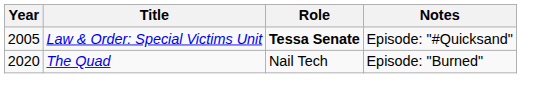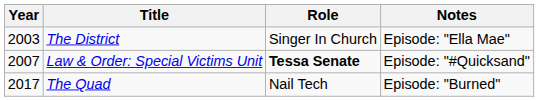+ row: (83, 38)
(24, 38) 2005 -> (24, 61) 2007
(24, 61) 2020 -> (24, 84) 2017
